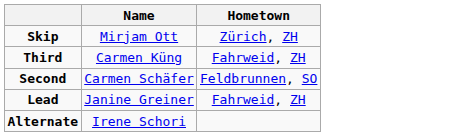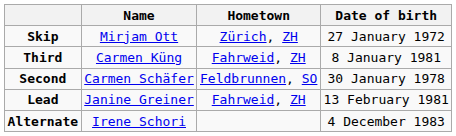+ column: (386, 15)
